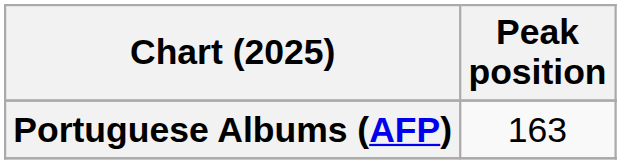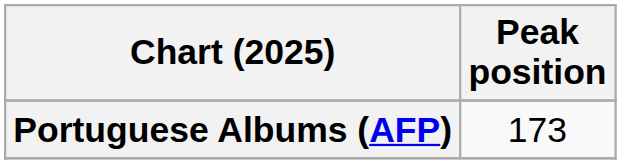(537, 128) 163 -> (537, 128) 173
